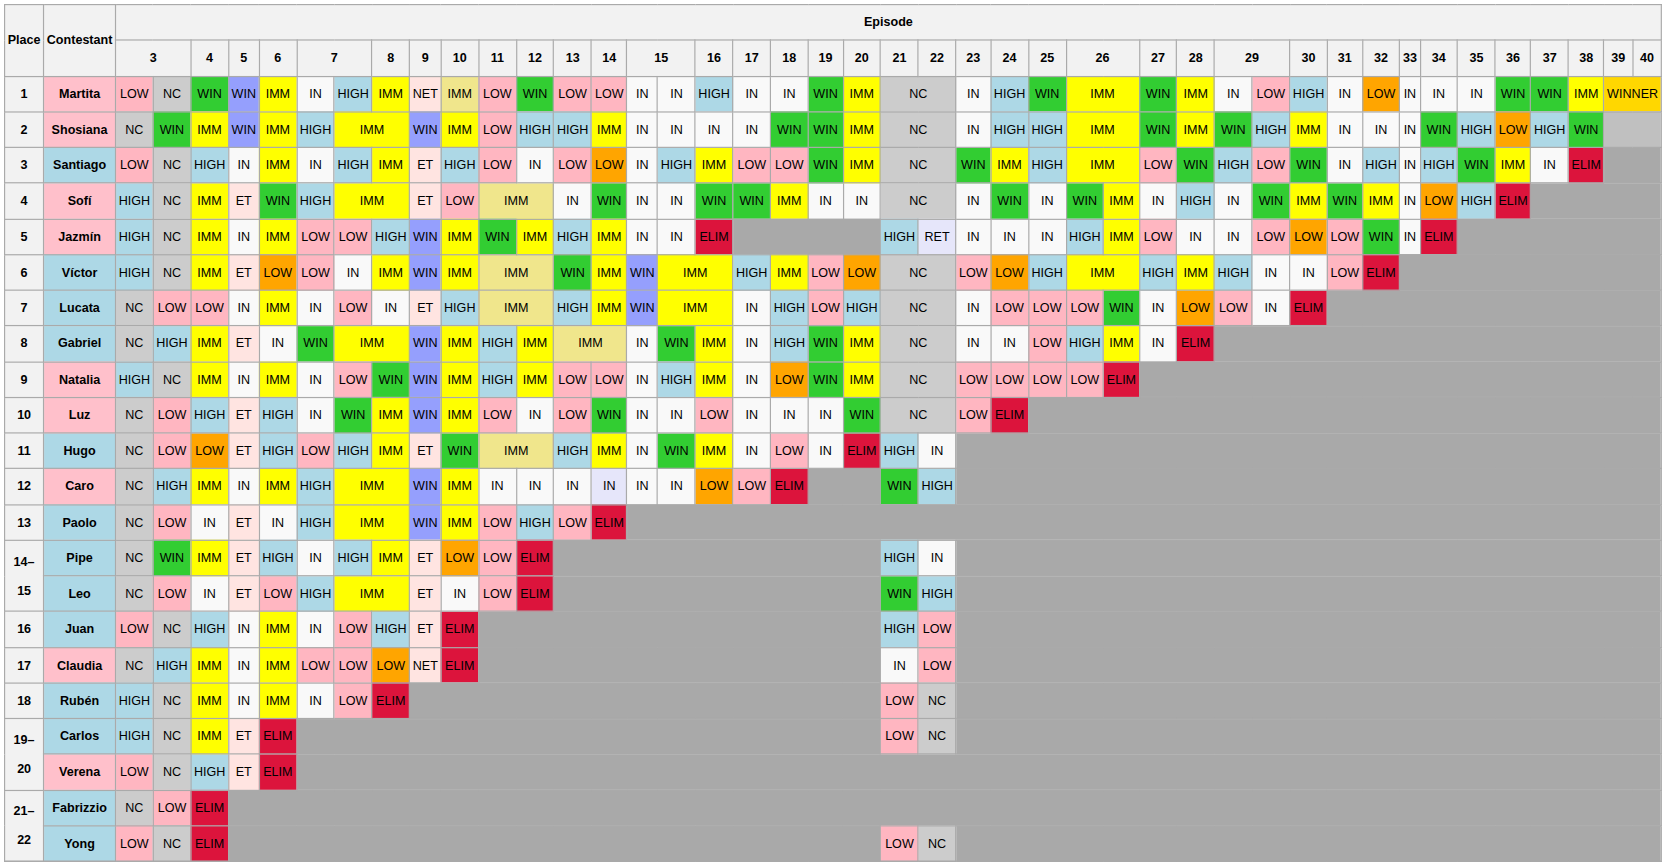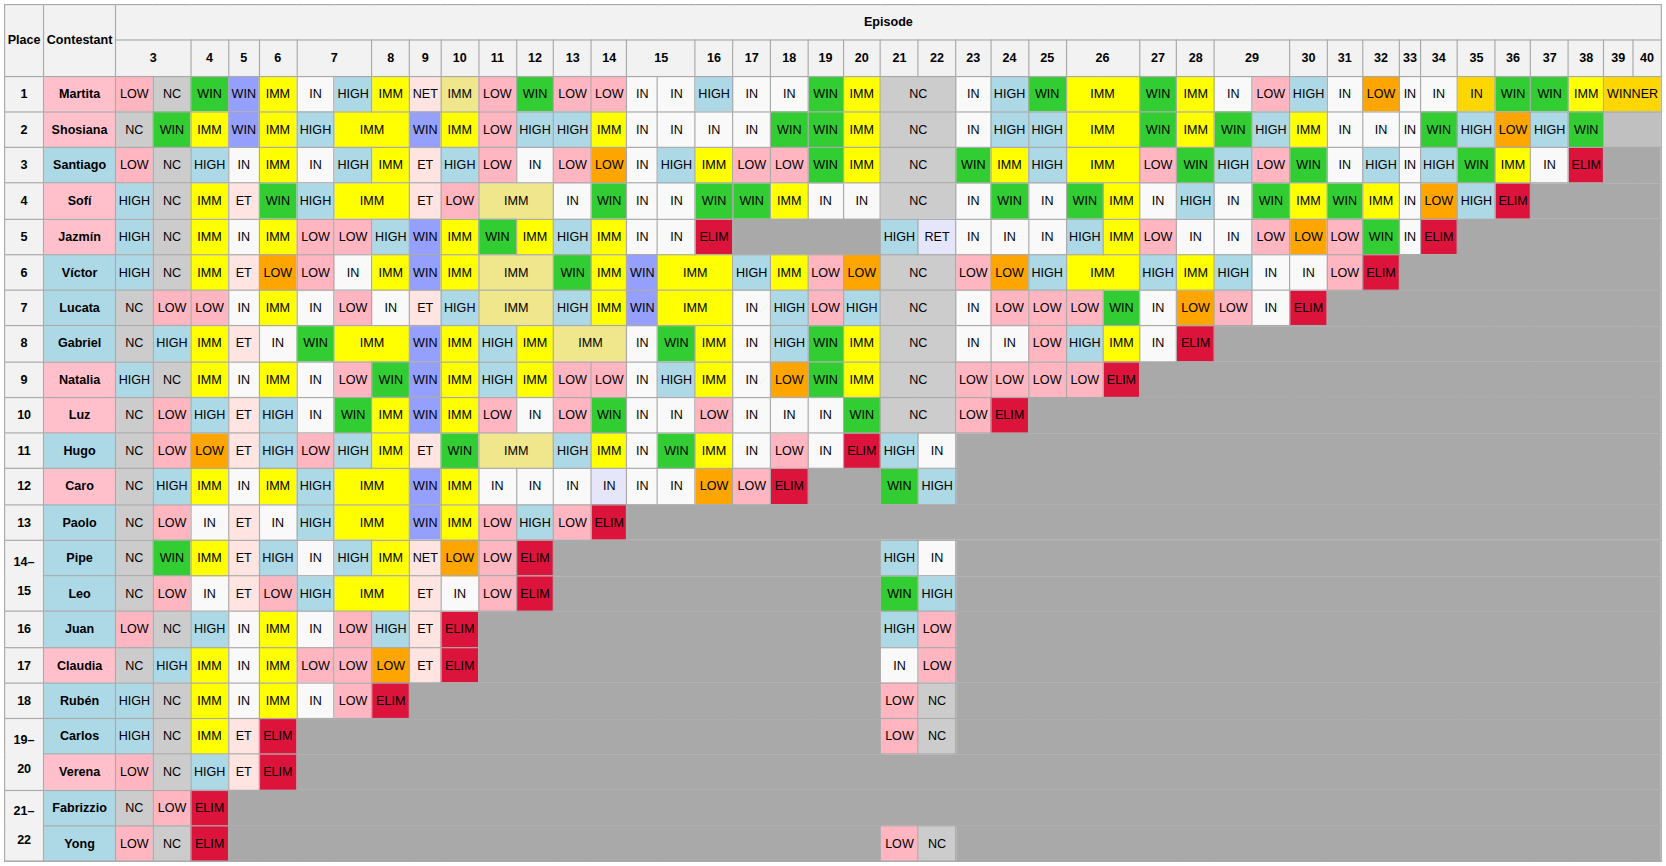(1476, 93) no background -> (1476, 93) gold background
(425, 557) ET -> (425, 557) NET
(425, 664) NET -> (425, 664) ET
